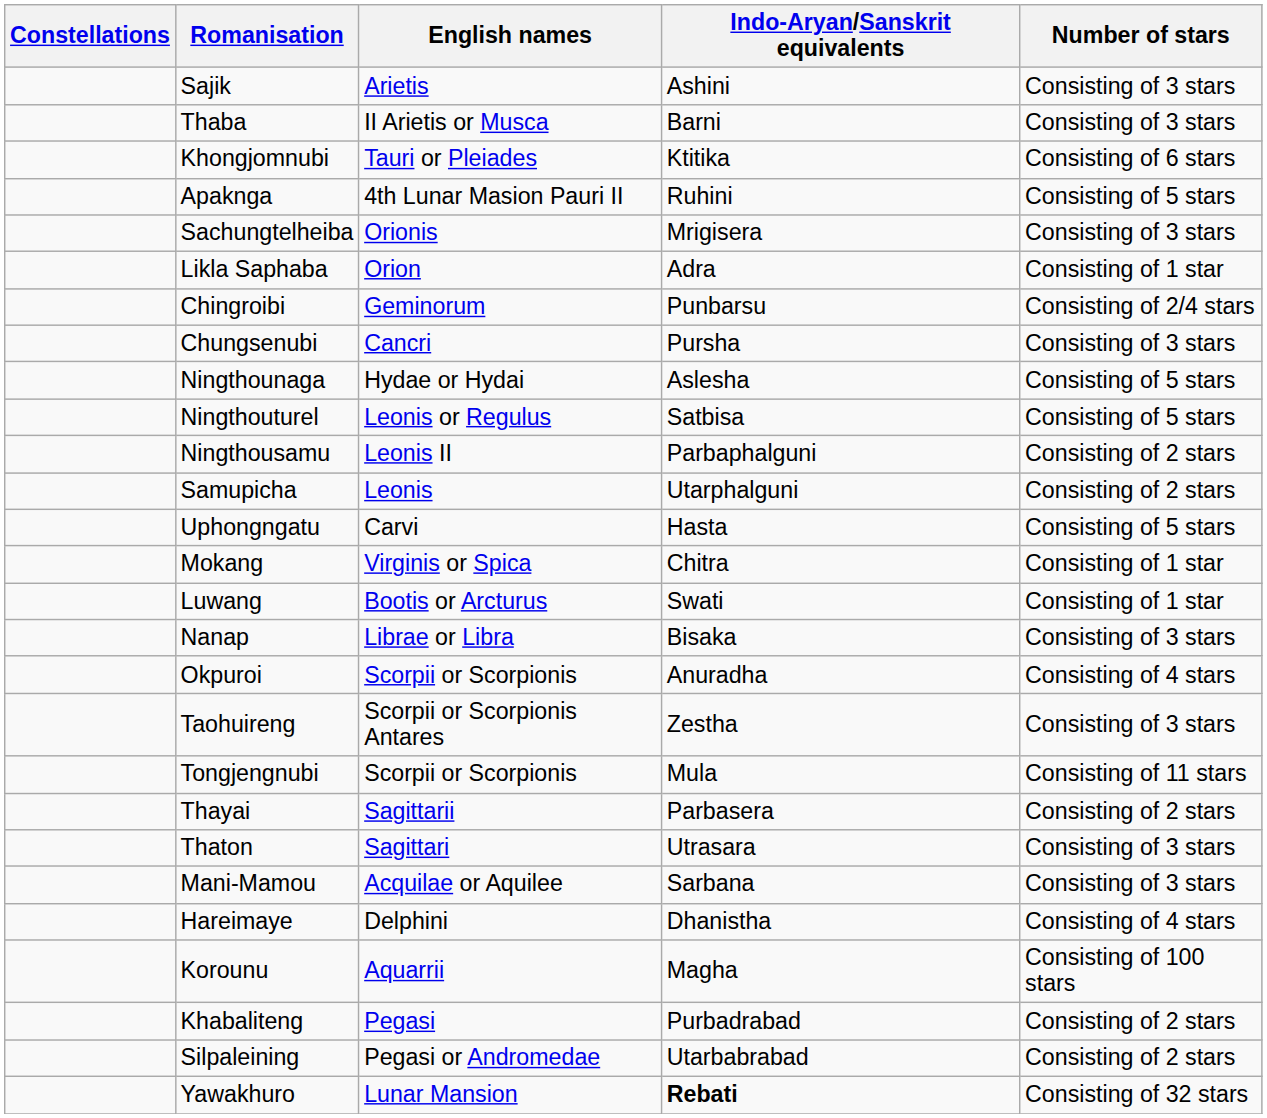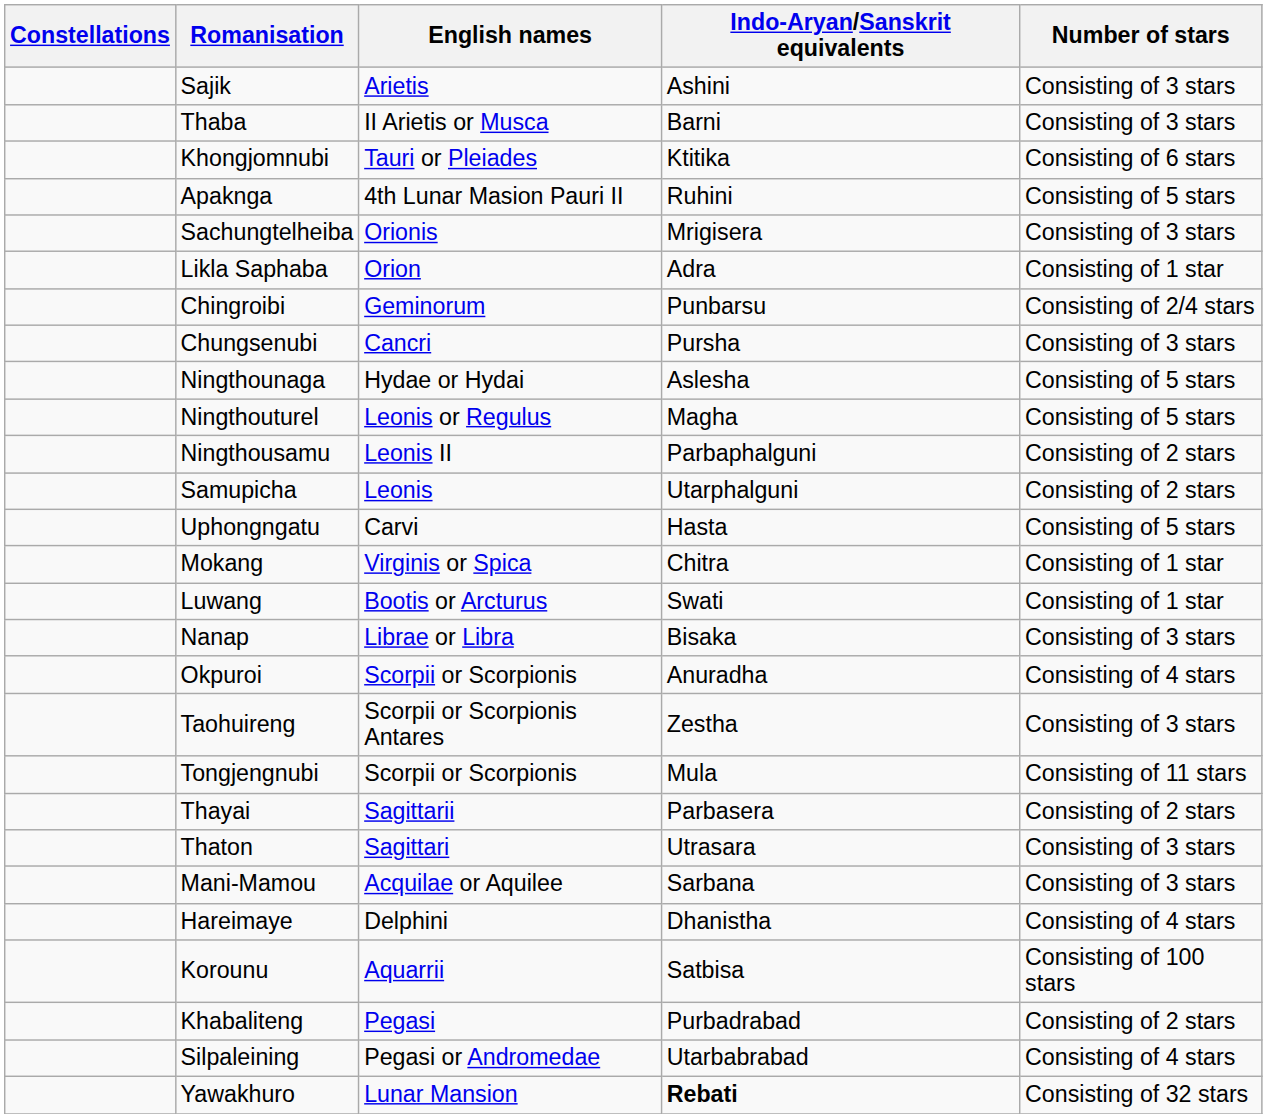(705, 416) Satbisa -> (702, 416) Magha
(702, 971) Magha -> (705, 971) Satbisa
(1130, 1057) Consisting of 2 stars -> (1130, 1057) Consisting of 4 stars
